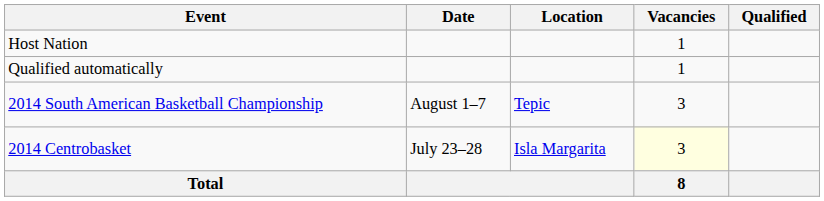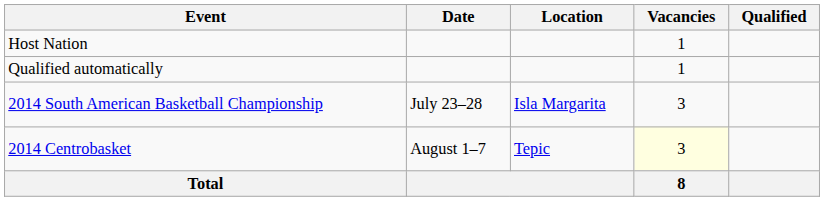(448, 104) August 1–7 -> (446, 104) July 23–28
(532, 104) Tepic -> (560, 104) Isla Margarita
(446, 148) July 23–28 -> (448, 148) August 1–7
(560, 148) Isla Margarita -> (532, 148) Tepic
